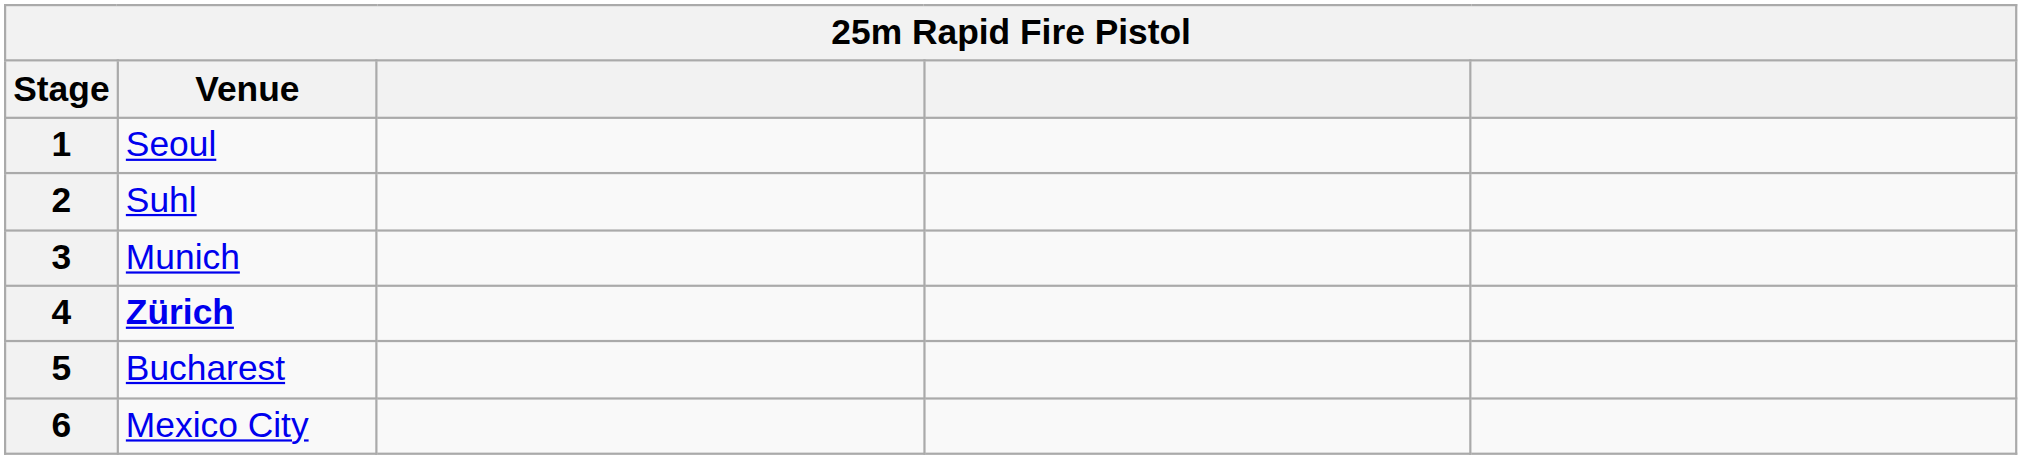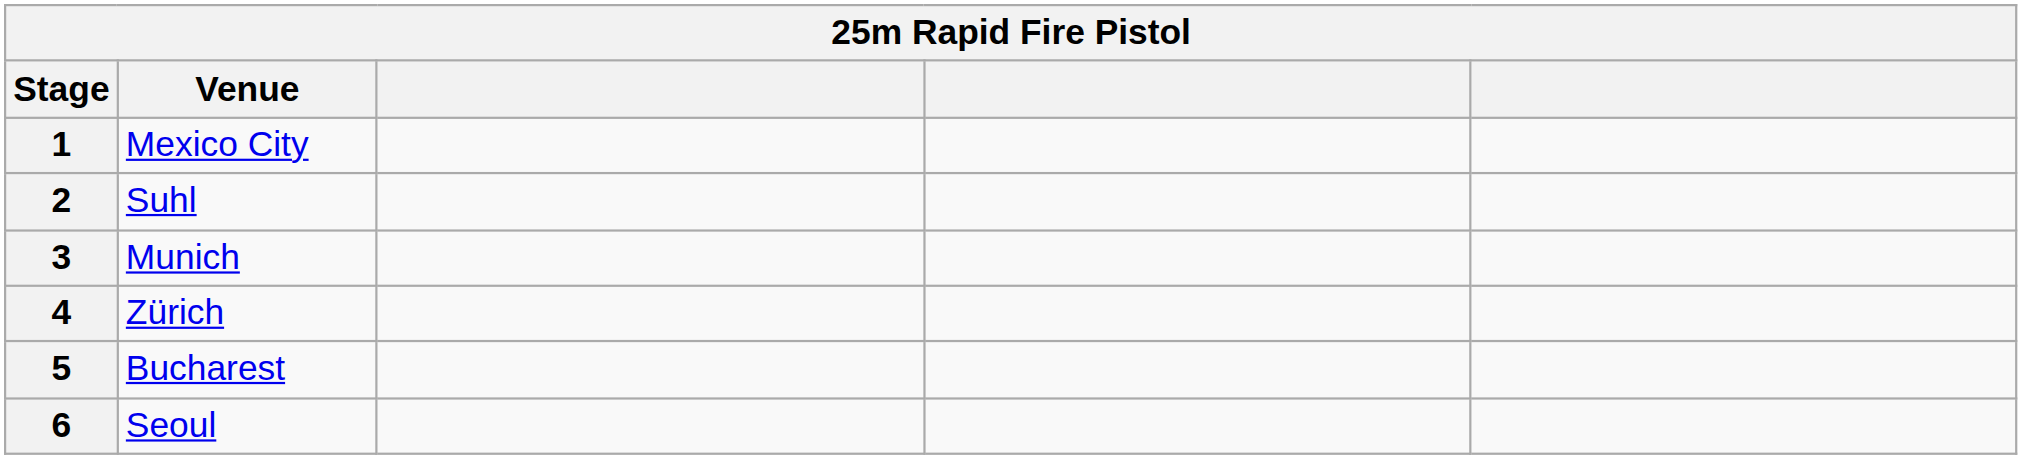(171, 144) Seoul -> (217, 144) Mexico City
(180, 312) bold -> (175, 312) normal
(217, 425) Mexico City -> (171, 425) Seoul
